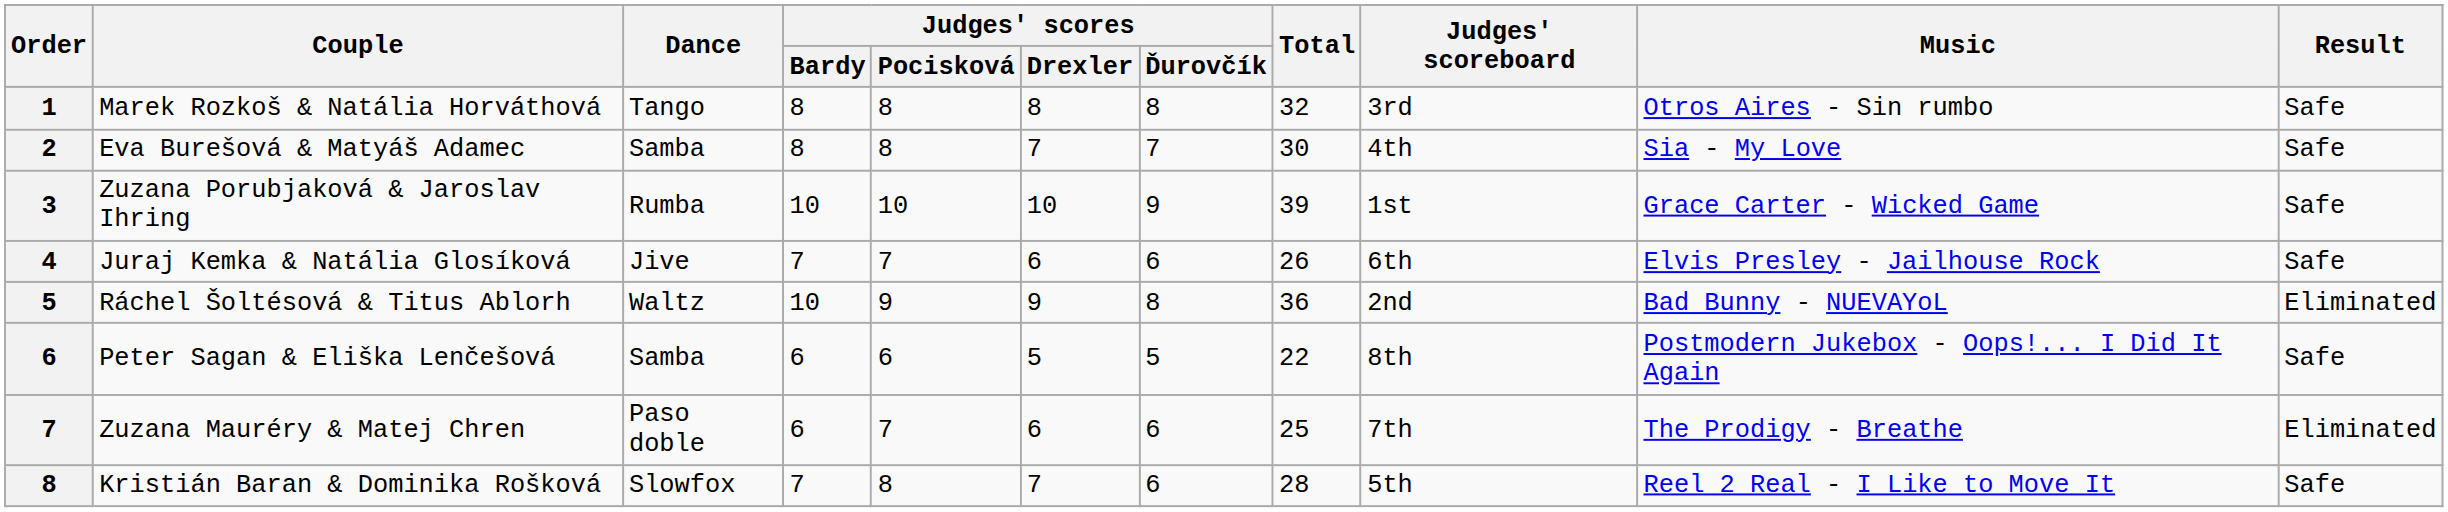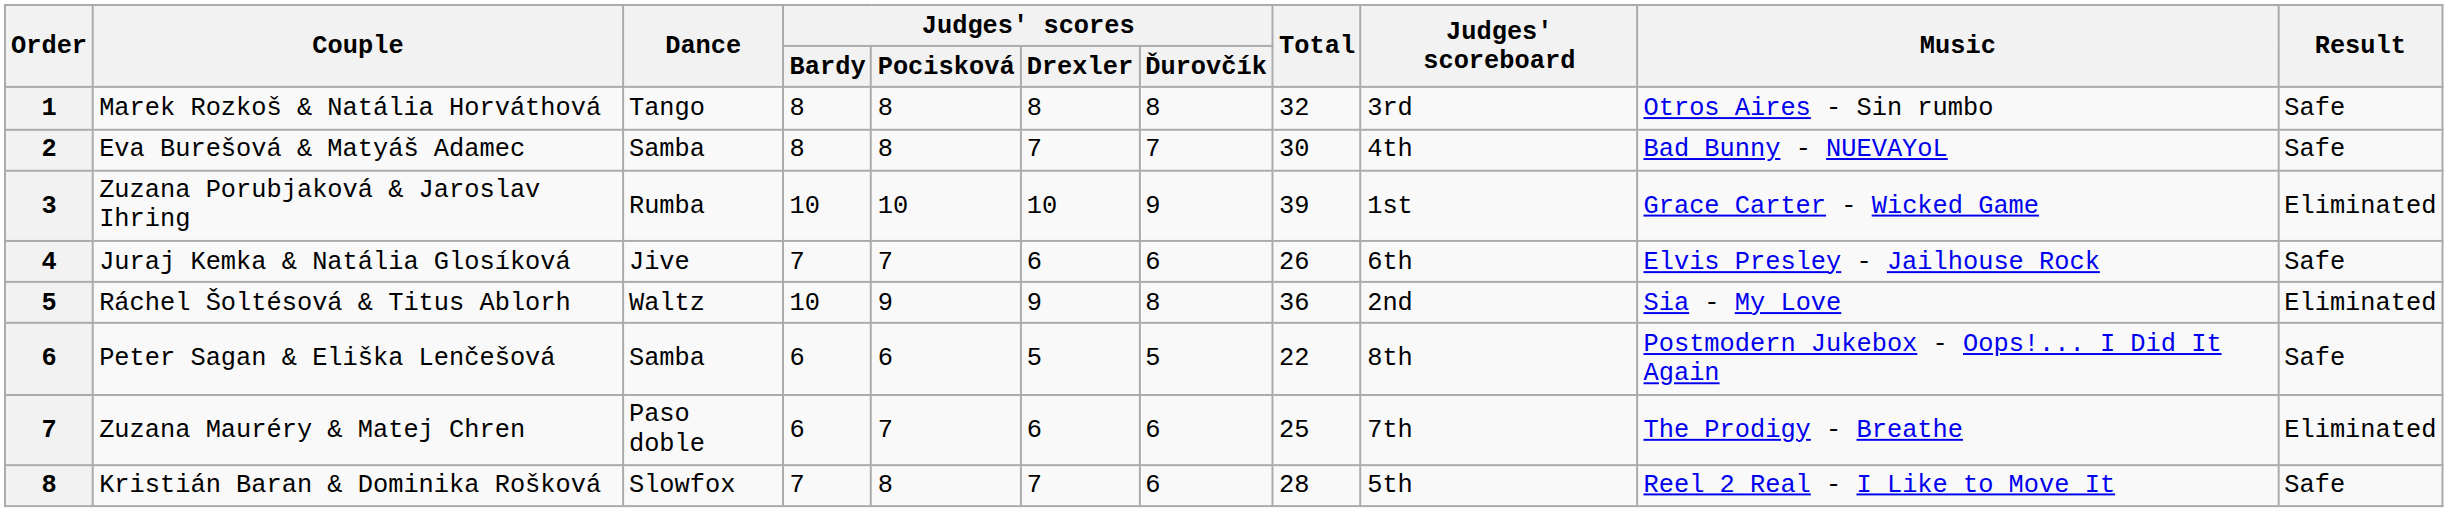(1742, 150) Sia - My Love -> (1796, 150) Bad Bunny - NUEVAYoL
(2315, 206) Safe -> (2360, 206) Eliminated
(1796, 303) Bad Bunny - NUEVAYoL -> (1742, 303) Sia - My Love
